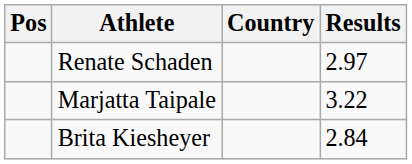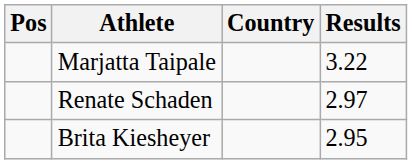rows swapped: (137, 100) <-> (135, 61)
(347, 138) 2.84 -> (347, 138) 2.95
